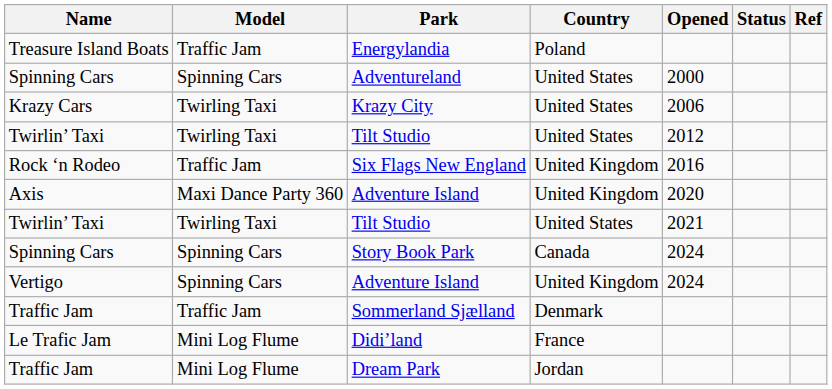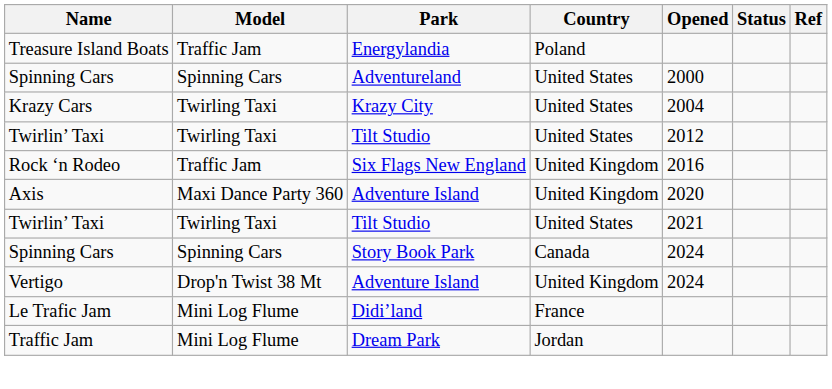(685, 106) 2006 -> (685, 106) 2004
(229, 281) Spinning Cars -> (249, 281) Drop'n Twist 38 Mt
- row: (51, 310)
